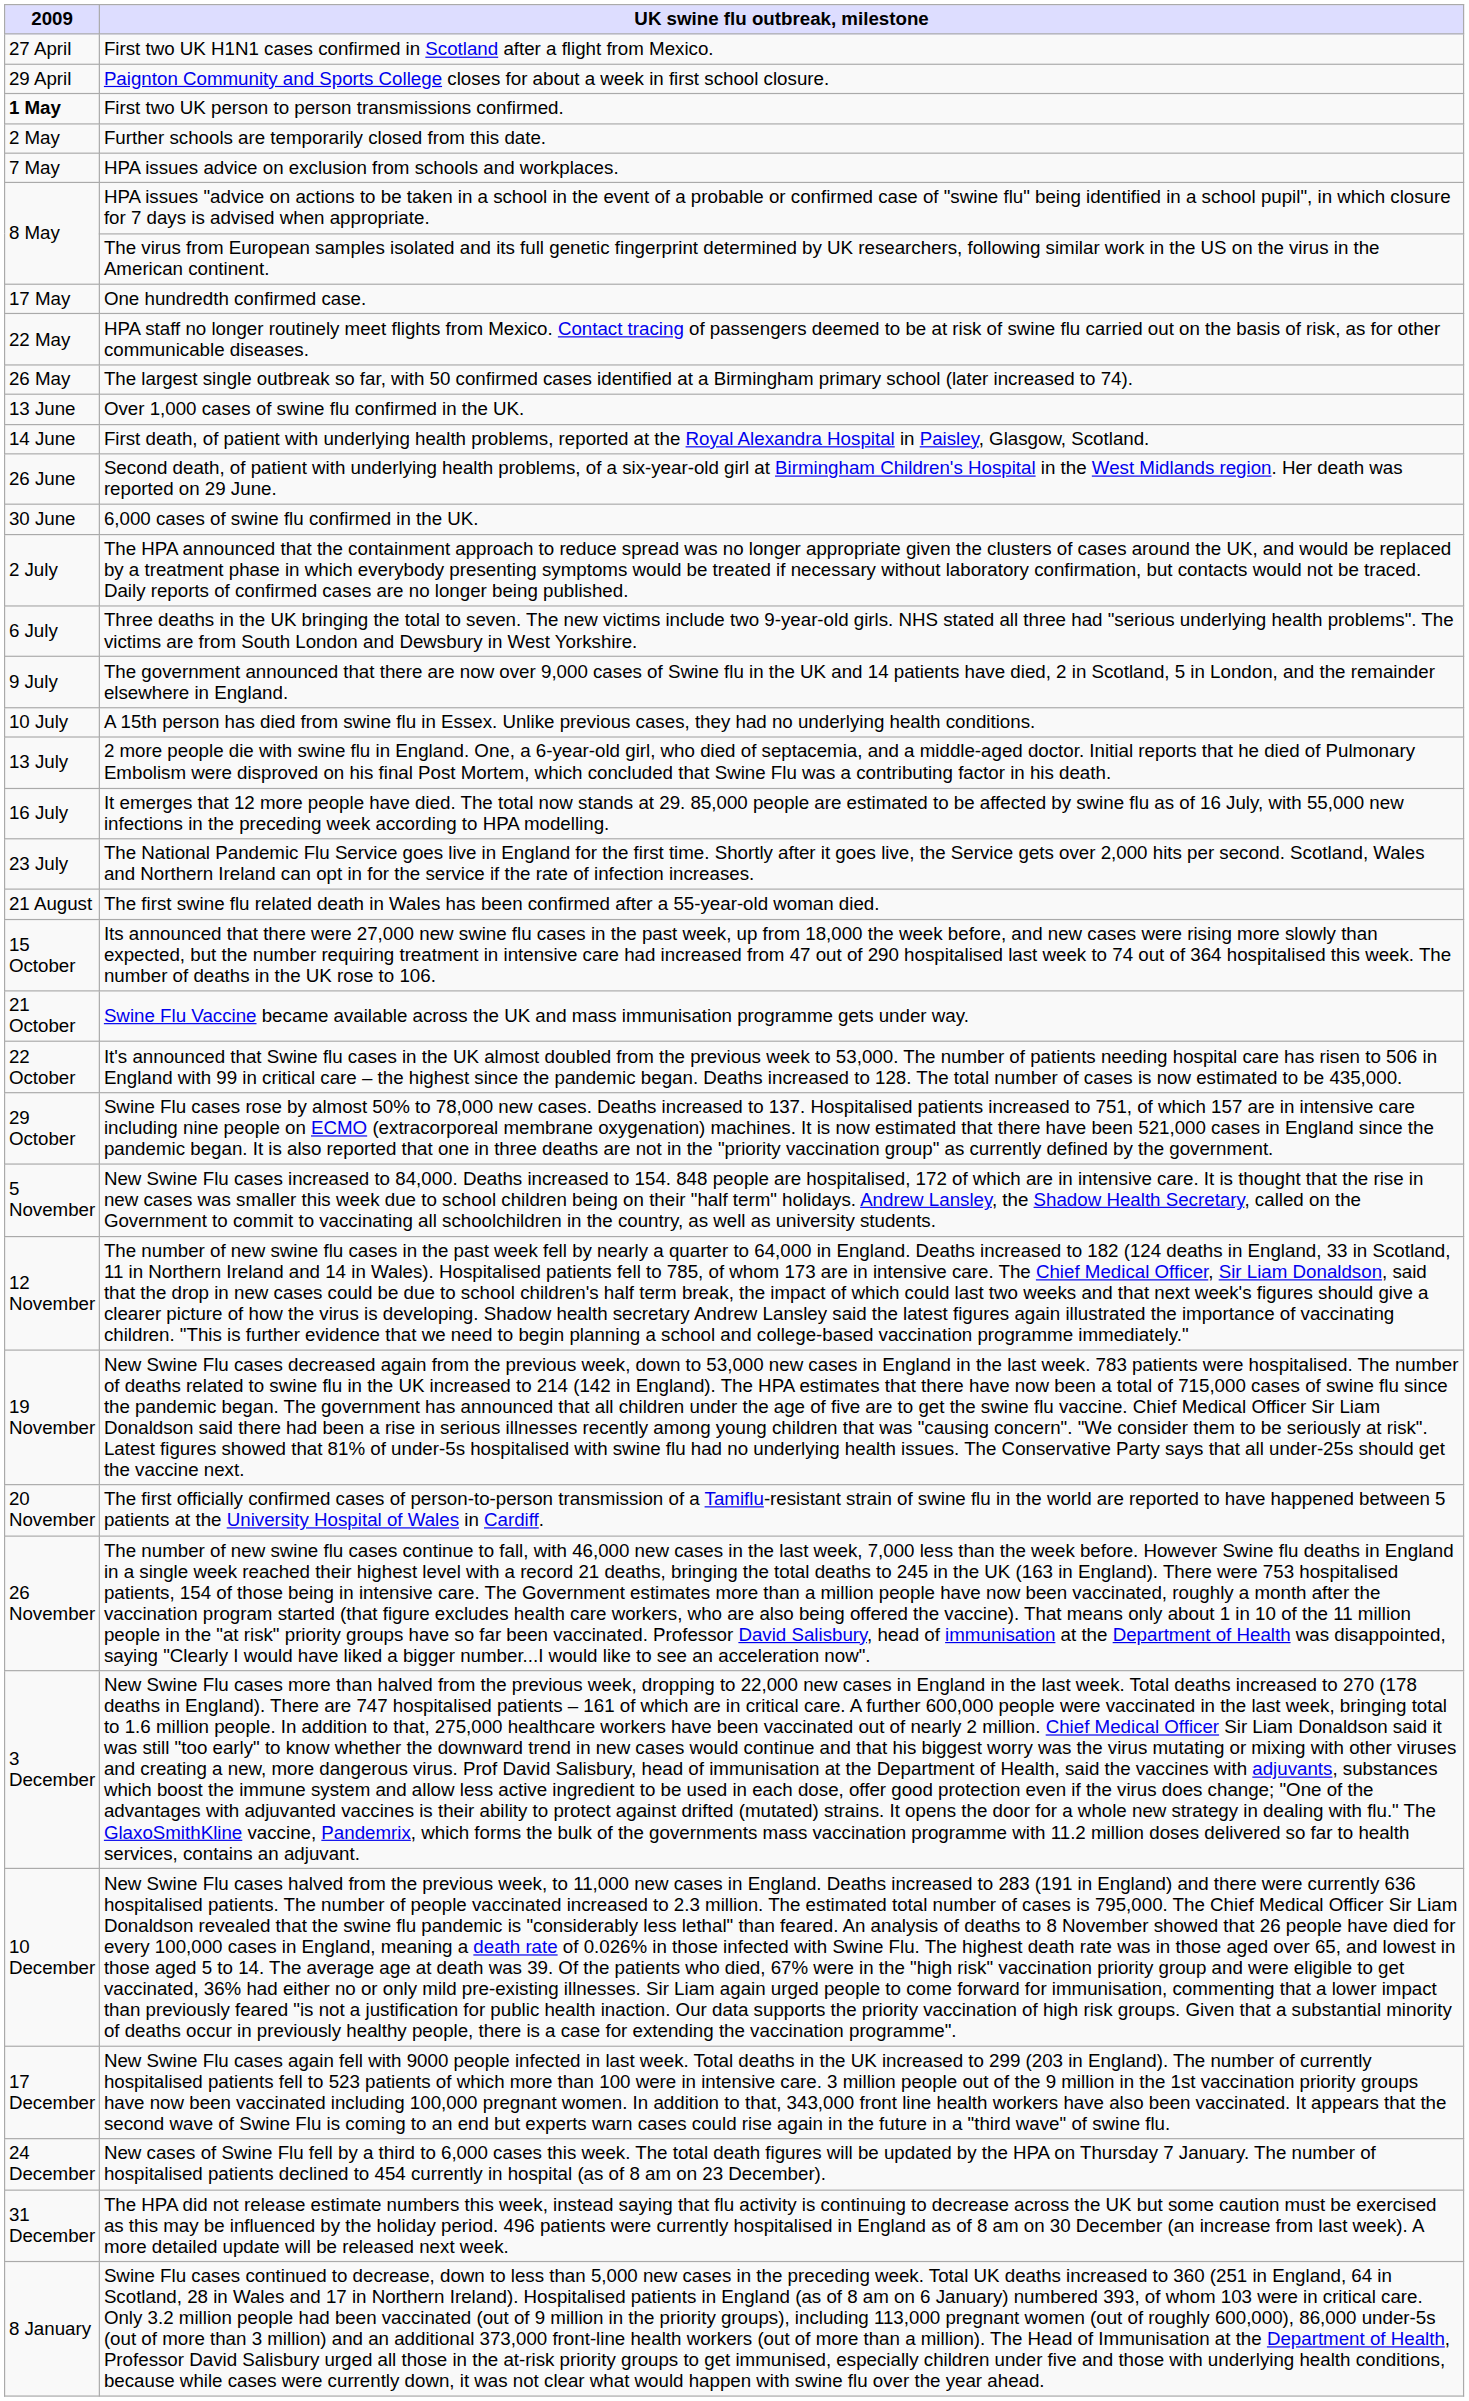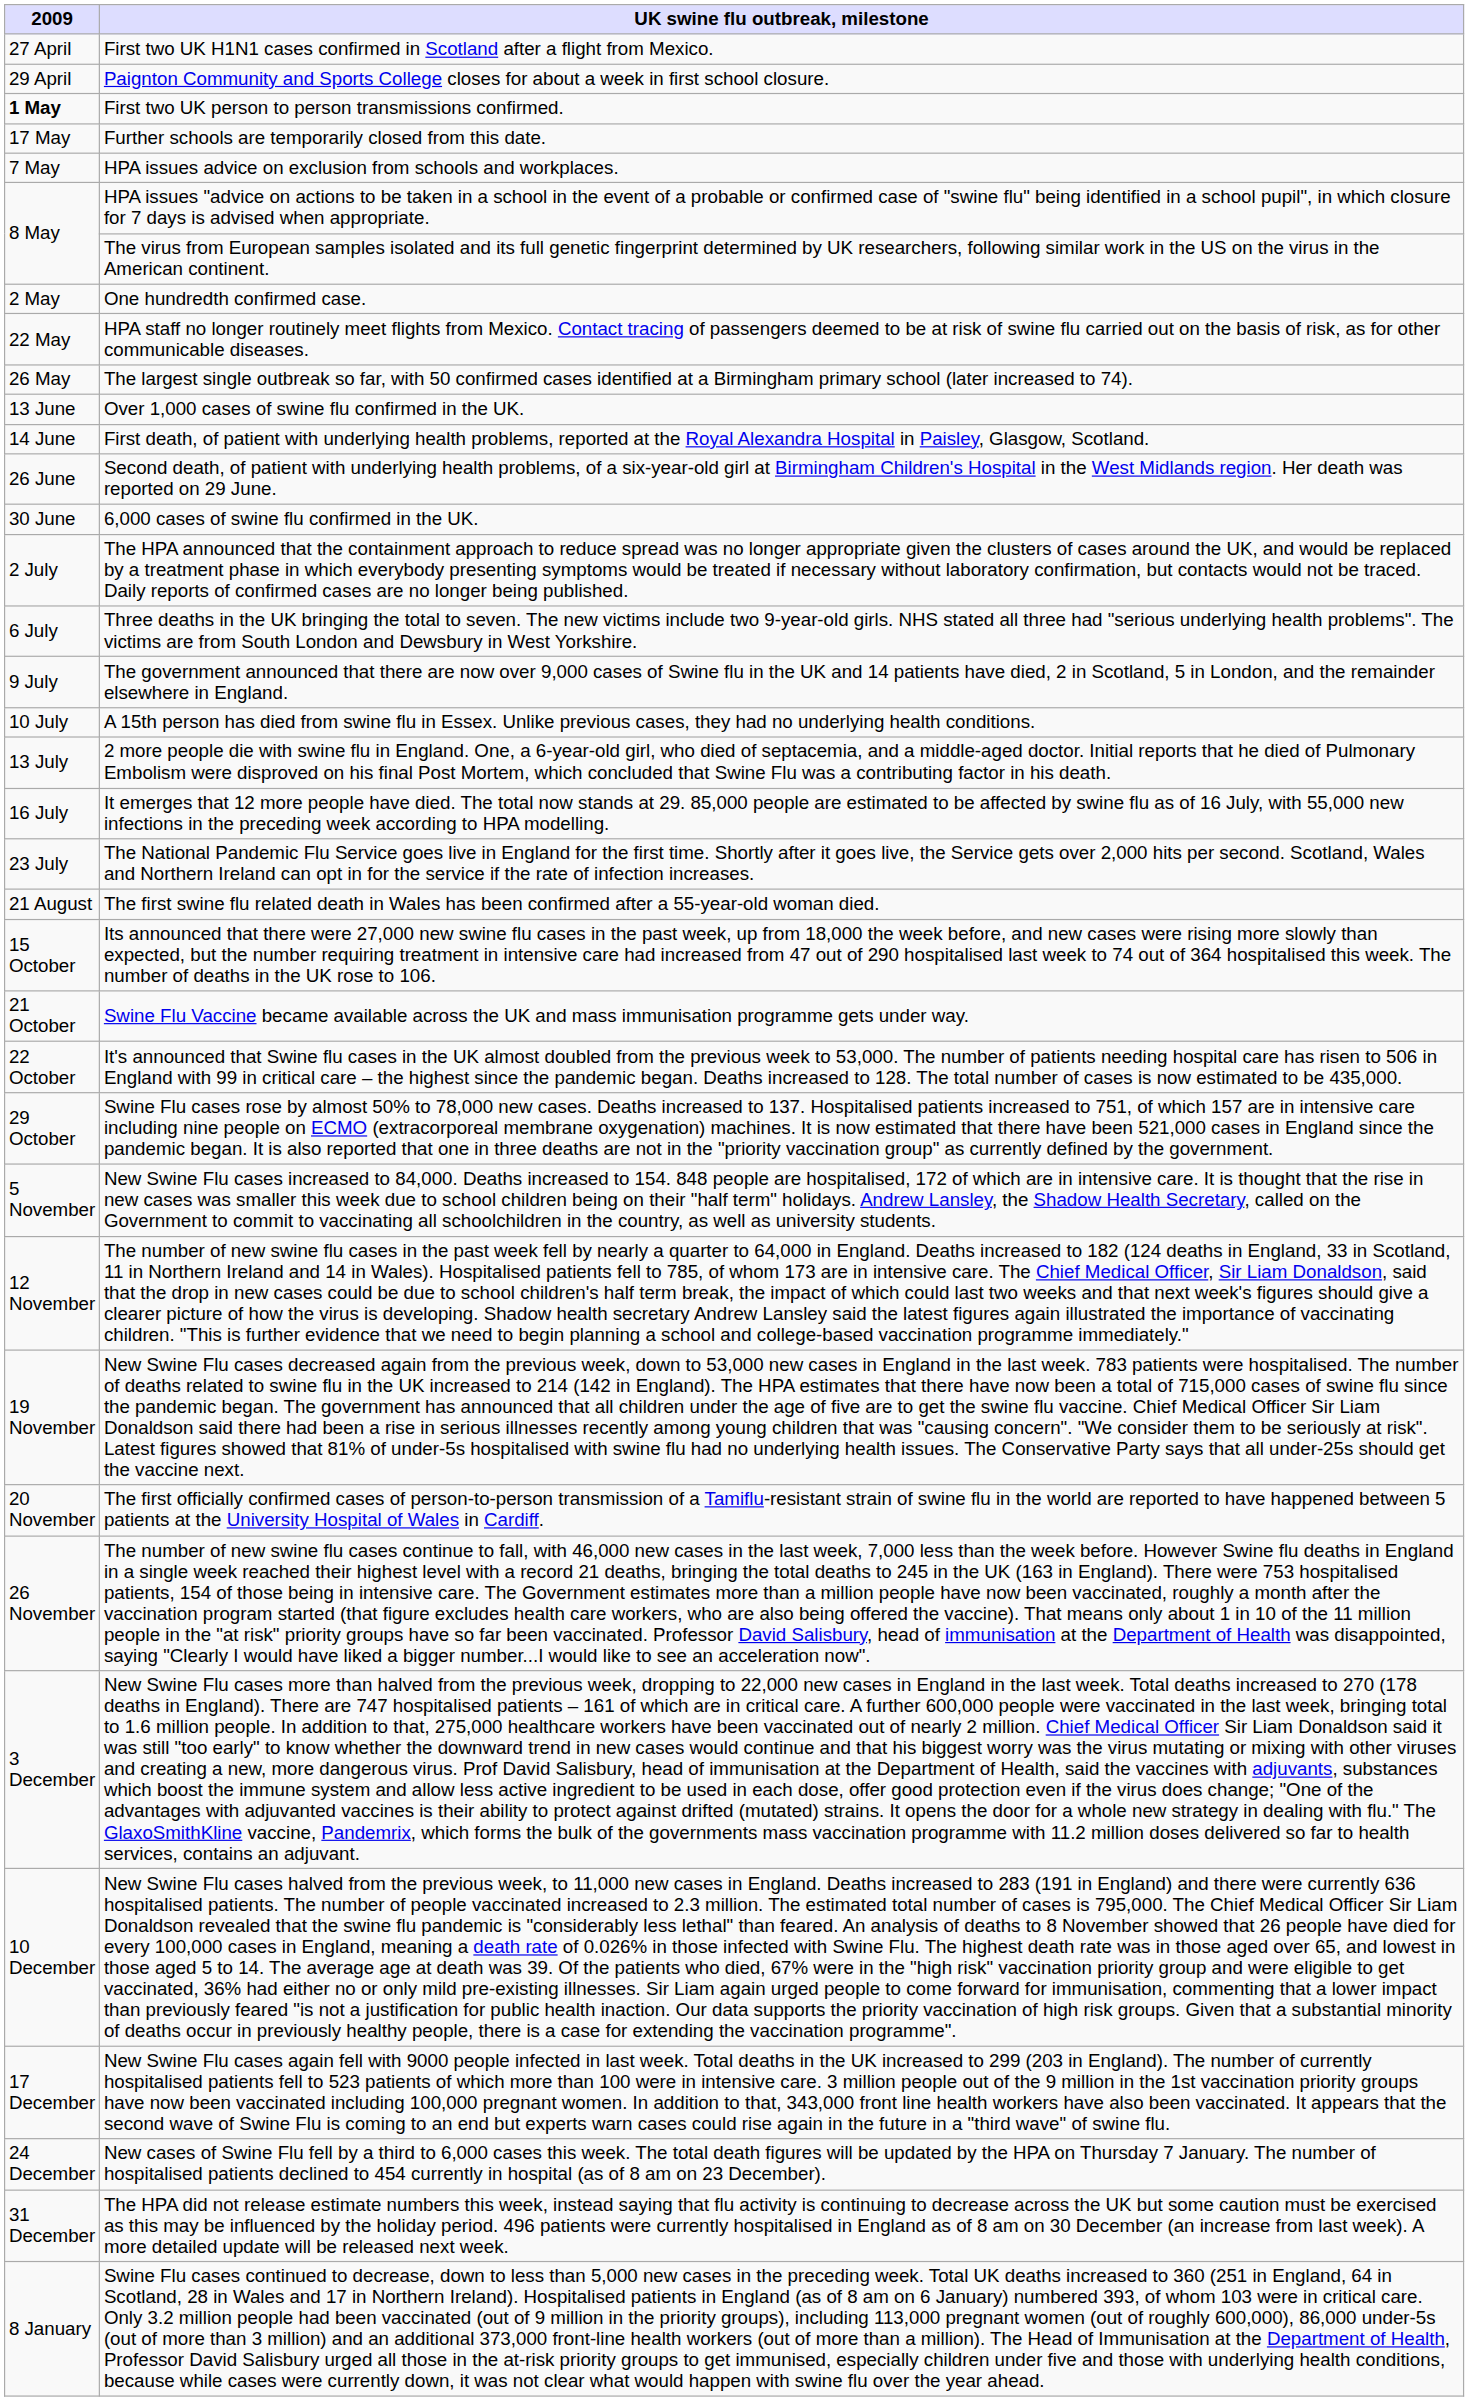(34, 138) 2 May -> (40, 138) 17 May
(40, 298) 17 May -> (34, 298) 2 May
